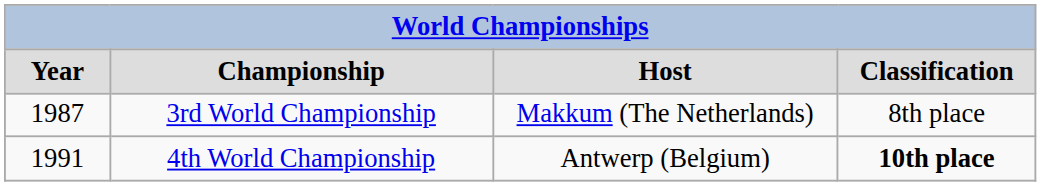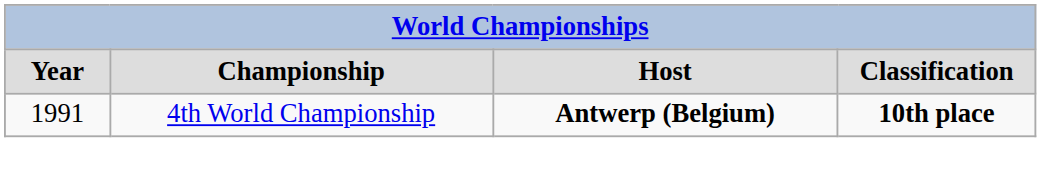- row: (301, 114)
(665, 158) normal -> (665, 114) bold
